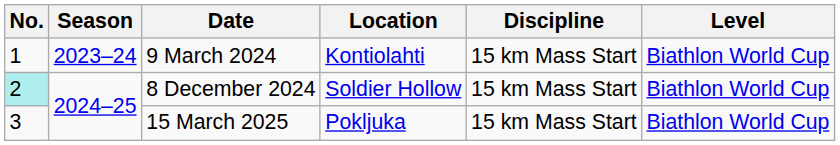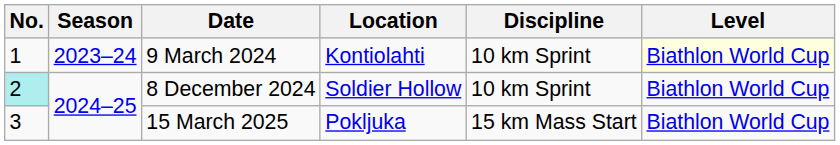(554, 55) 15 km Mass Start -> (531, 55) 10 km Sprint
(738, 55) no background -> (738, 55) lightyellow background
(554, 88) 15 km Mass Start -> (531, 88) 10 km Sprint
